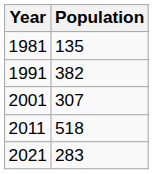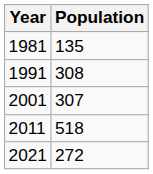(69, 73) 382 -> (69, 73) 308
(69, 155) 283 -> (69, 155) 272
